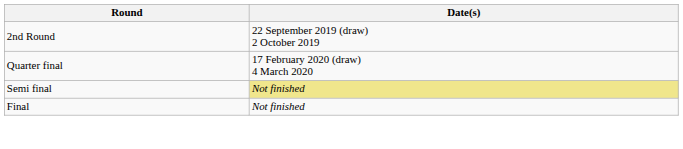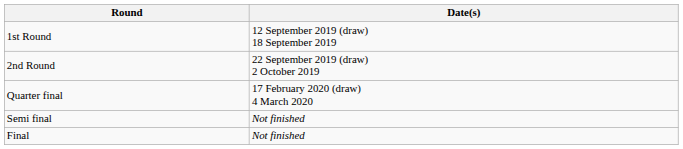+ row: (29, 36)
(278, 89) khaki background -> (278, 118) no background
